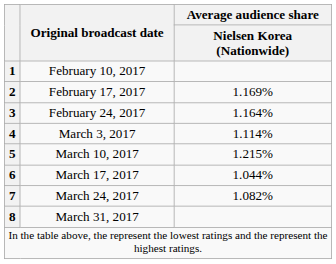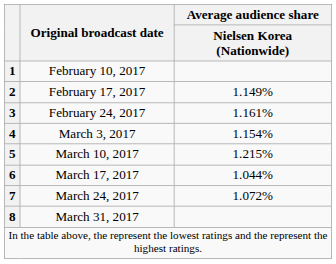(253, 92) 1.169% -> (253, 92) 1.149%
(253, 112) 1.164% -> (253, 112) 1.161%
(253, 133) 1.114% -> (253, 133) 1.154%
(253, 196) 1.082% -> (253, 196) 1.072%
